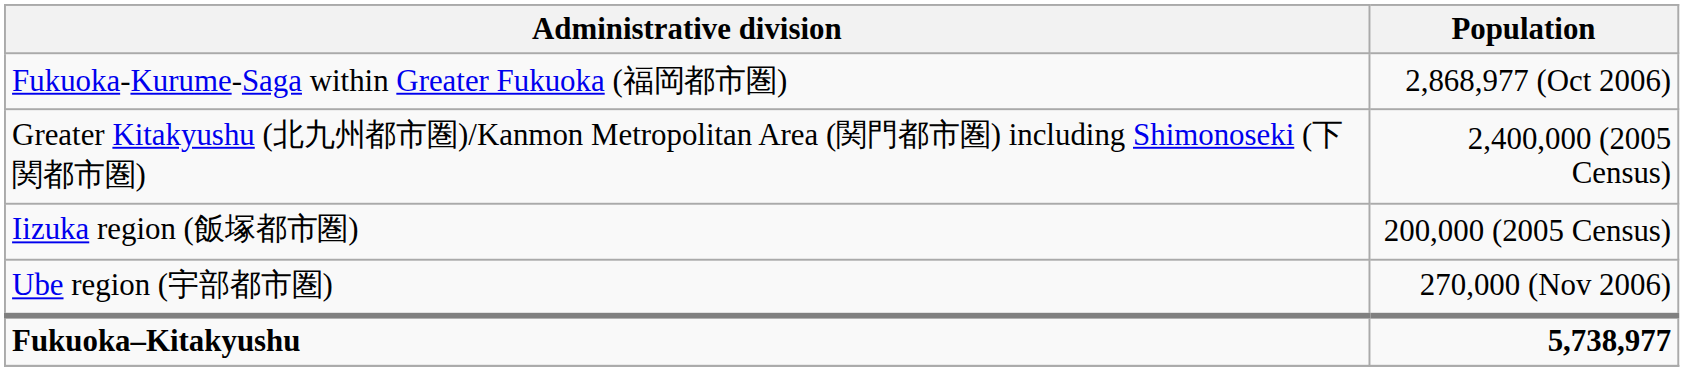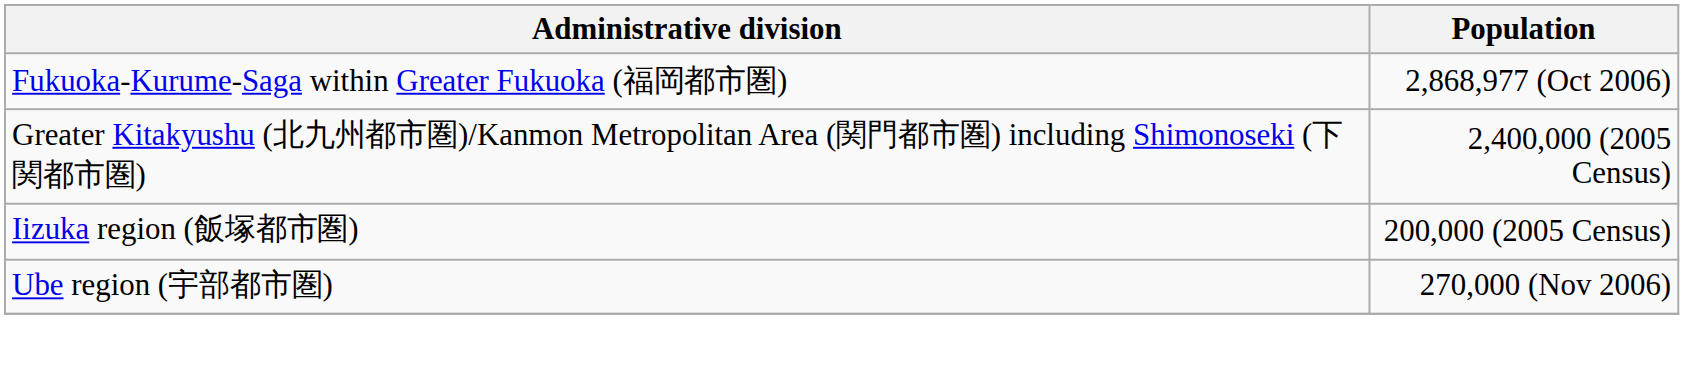- row: (156, 341)
